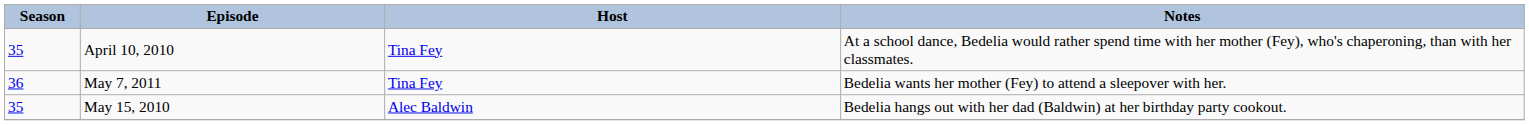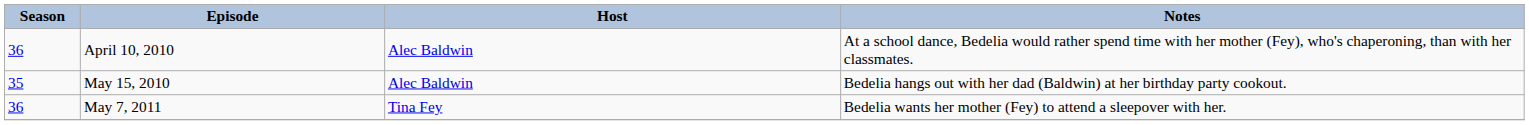(16, 49) 35 -> (16, 49) 36
(415, 49) Tina Fey -> (430, 49) Alec Baldwin
rows swapped: (127, 107) <-> (123, 82)
